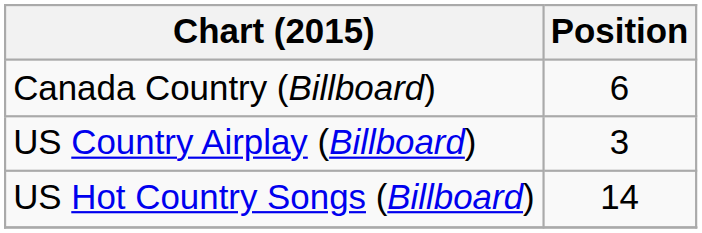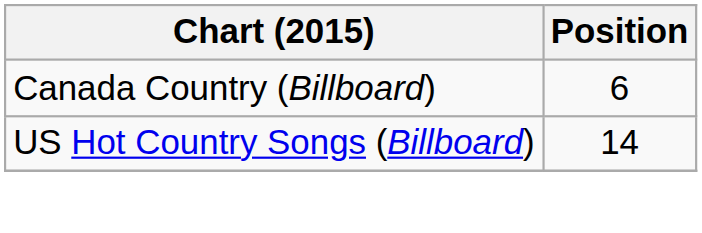- row: (245, 142)
